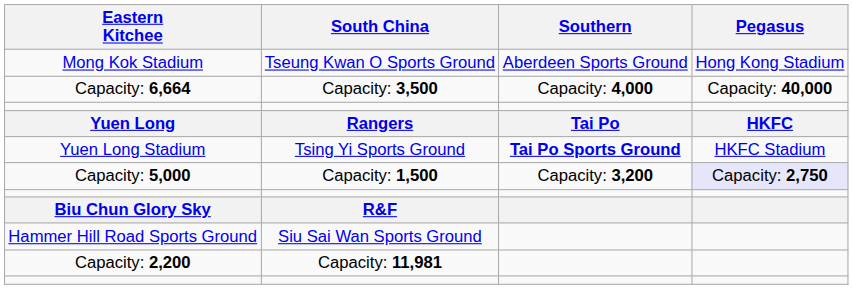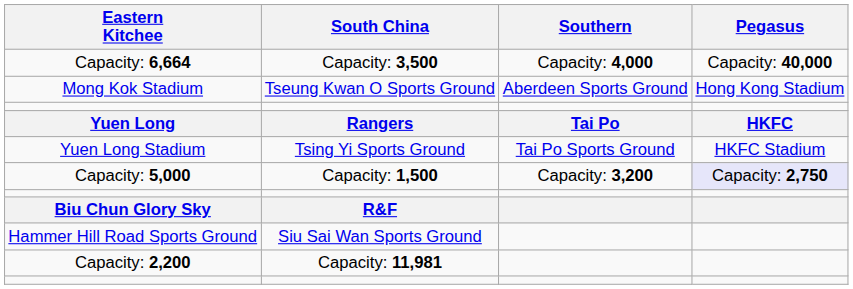rows swapped: (133, 62) <-> (133, 89)
(595, 149) bold -> (595, 149) normal
